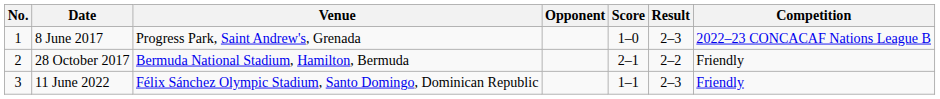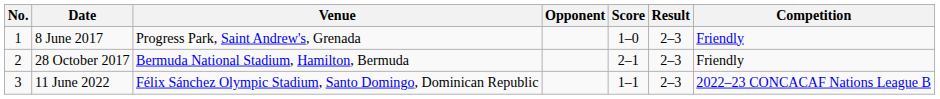(814, 37) 2022–23 CONCACAF Nations League B -> (720, 37) Friendly
(671, 60) 2–2 -> (671, 60) 2–3
(720, 82) Friendly -> (814, 82) 2022–23 CONCACAF Nations League B
